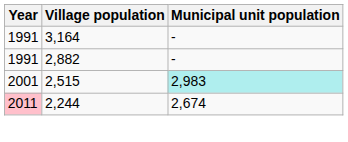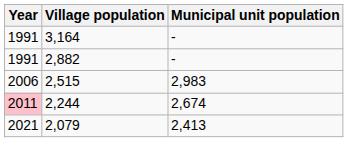(23, 81) 2001 -> (23, 81) 2006
(188, 81) paleturquoise background -> (188, 81) no background
+ row: (62, 125)
